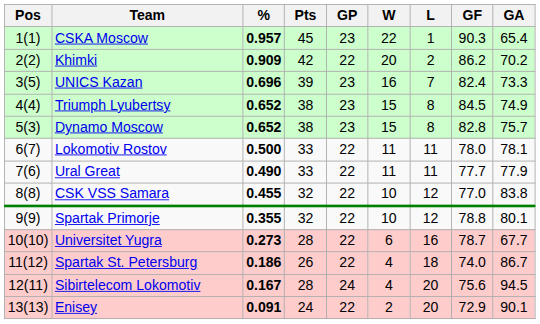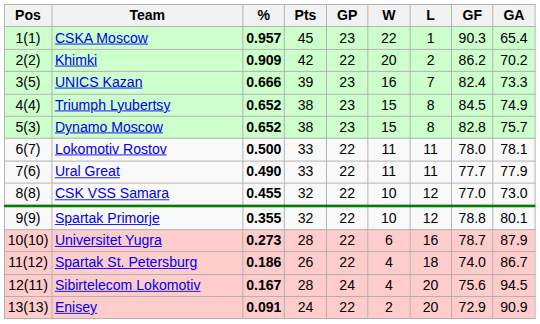(264, 82) 0.696 -> (264, 82) 0.666
(514, 194) 83.8 -> (514, 194) 73.0
(514, 240) 67.7 -> (514, 240) 87.9
(514, 307) 90.1 -> (514, 307) 90.9
